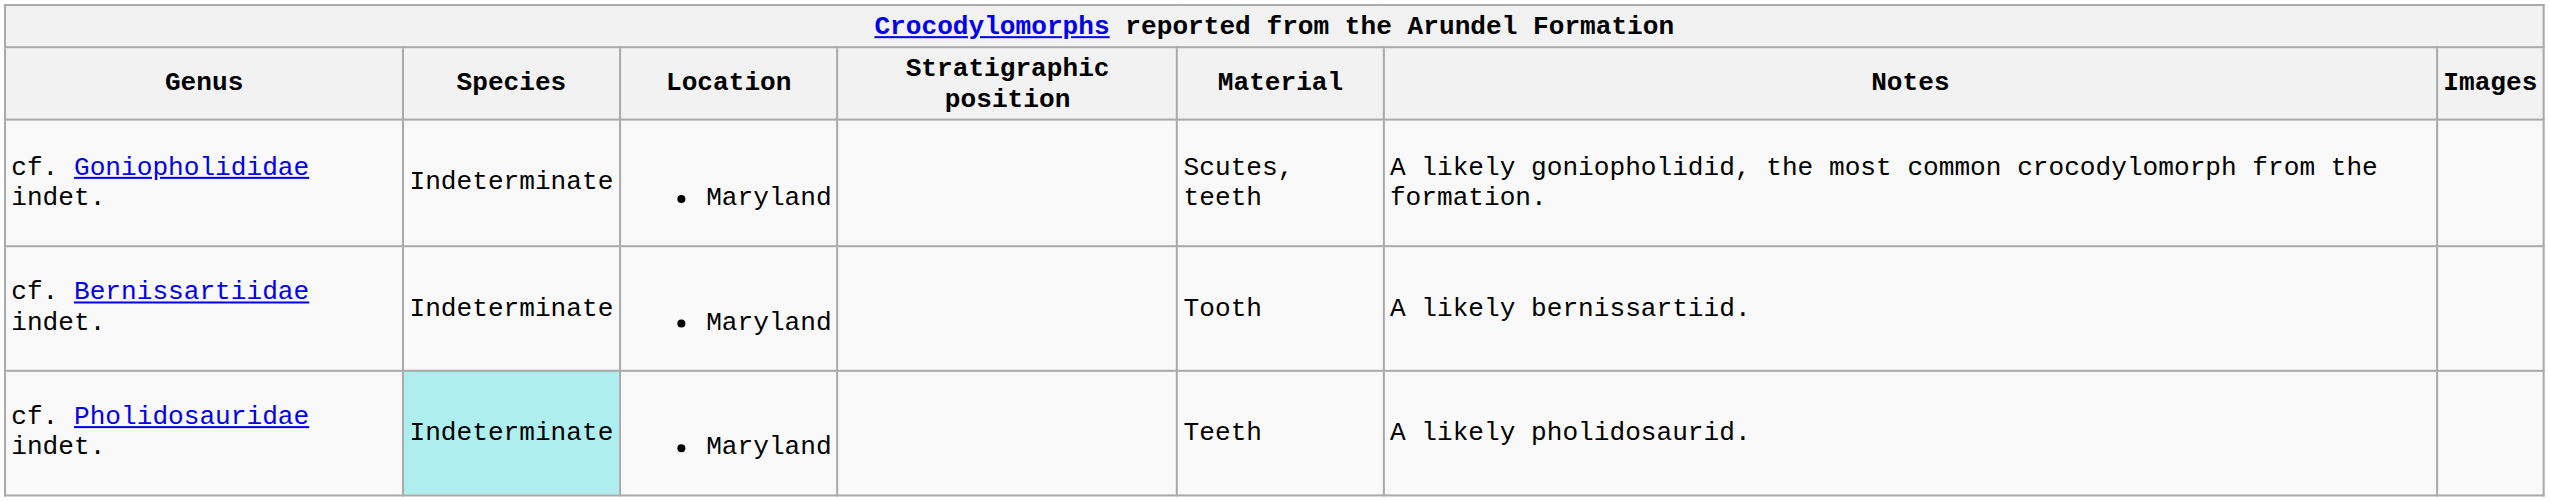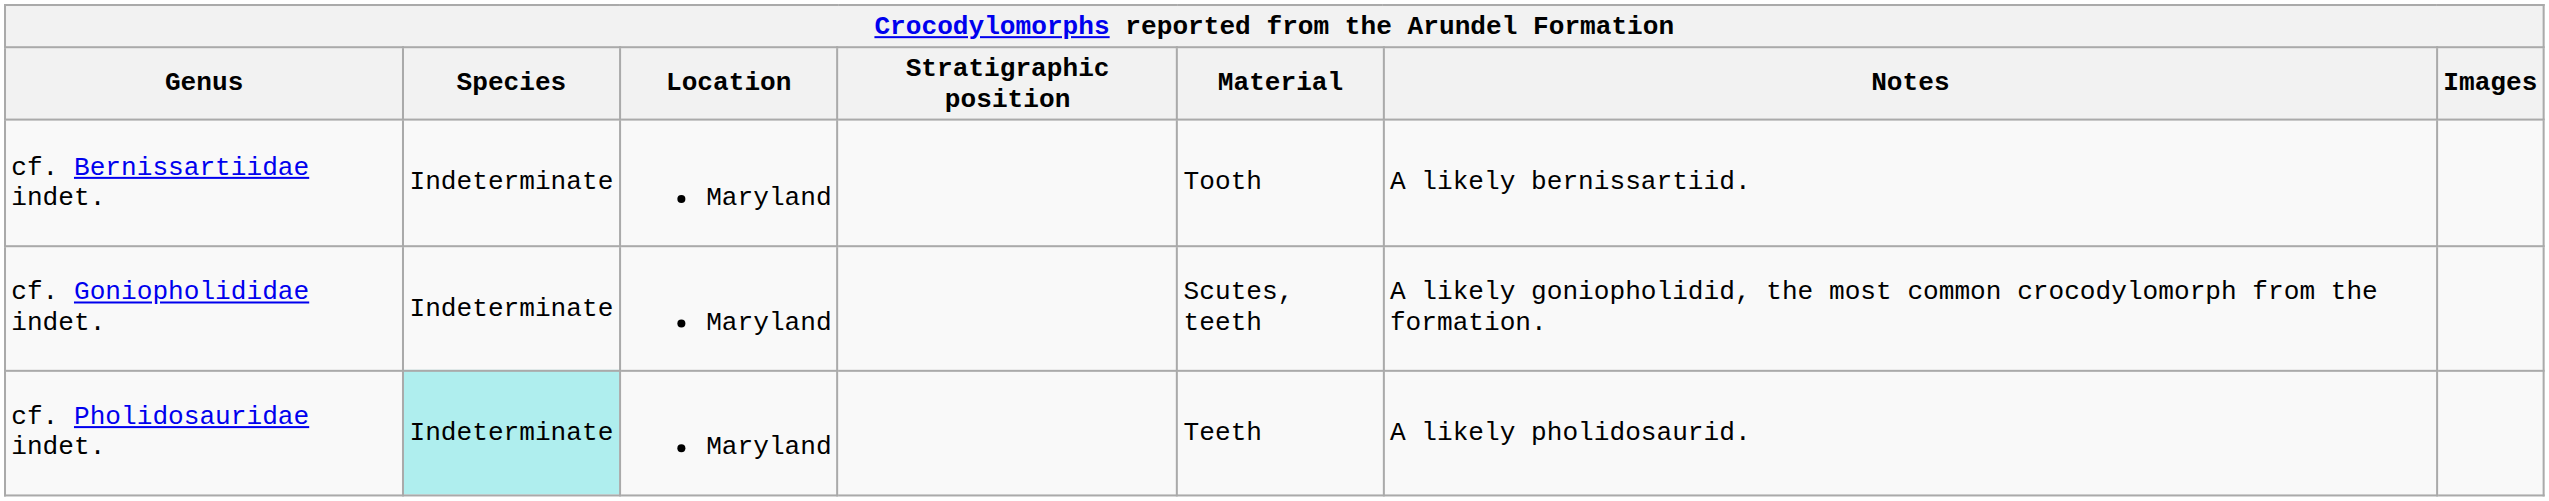rows swapped: (160, 308) <-> (160, 183)
